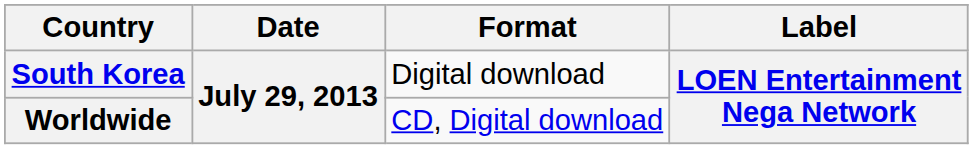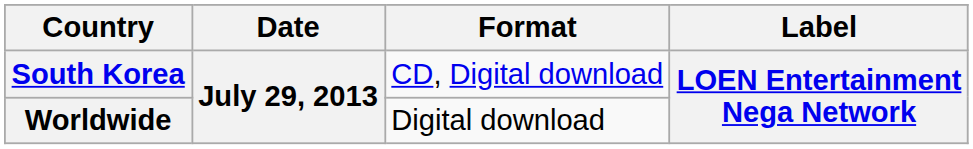(498, 73) Digital download -> (527, 73) CD, Digital download
(527, 119) CD, Digital download -> (498, 119) Digital download
